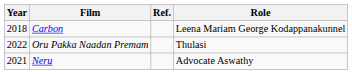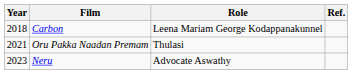columns swapped: (261, 12) <-> (162, 12)
(17, 45) 2022 -> (17, 45) 2021
(17, 61) 2021 -> (17, 61) 2023
